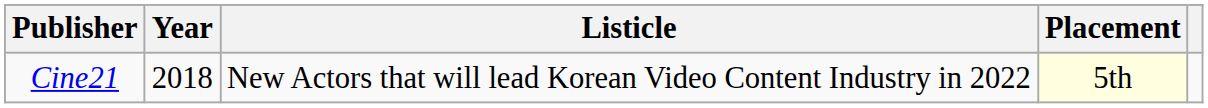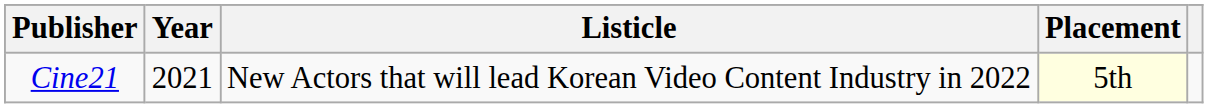(182, 77) 2018 -> (182, 77) 2021
